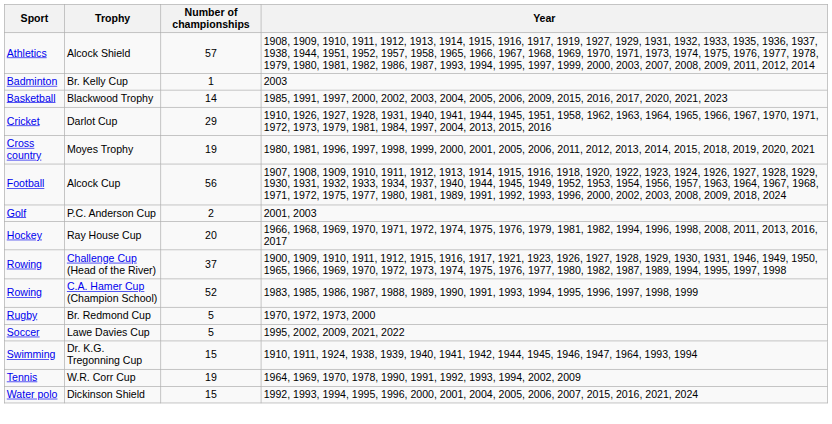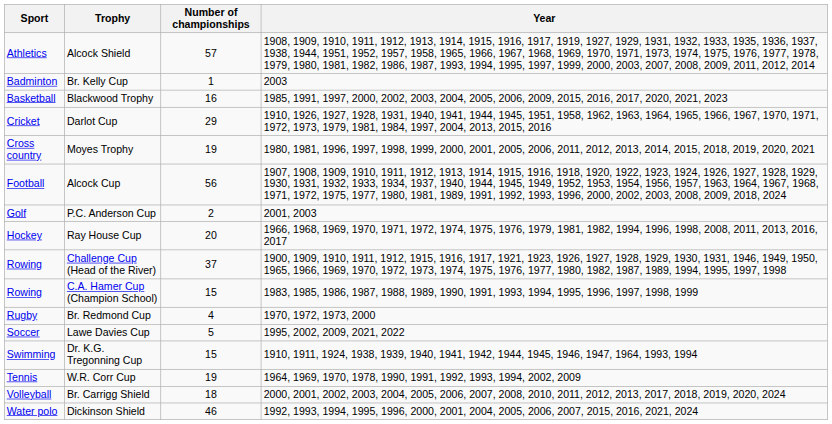(211, 98) 14 -> (211, 98) 16
(211, 293) 52 -> (211, 293) 15
(211, 315) 5 -> (211, 315) 4
+ row: (108, 394)
(211, 394) 15 -> (211, 411) 46
